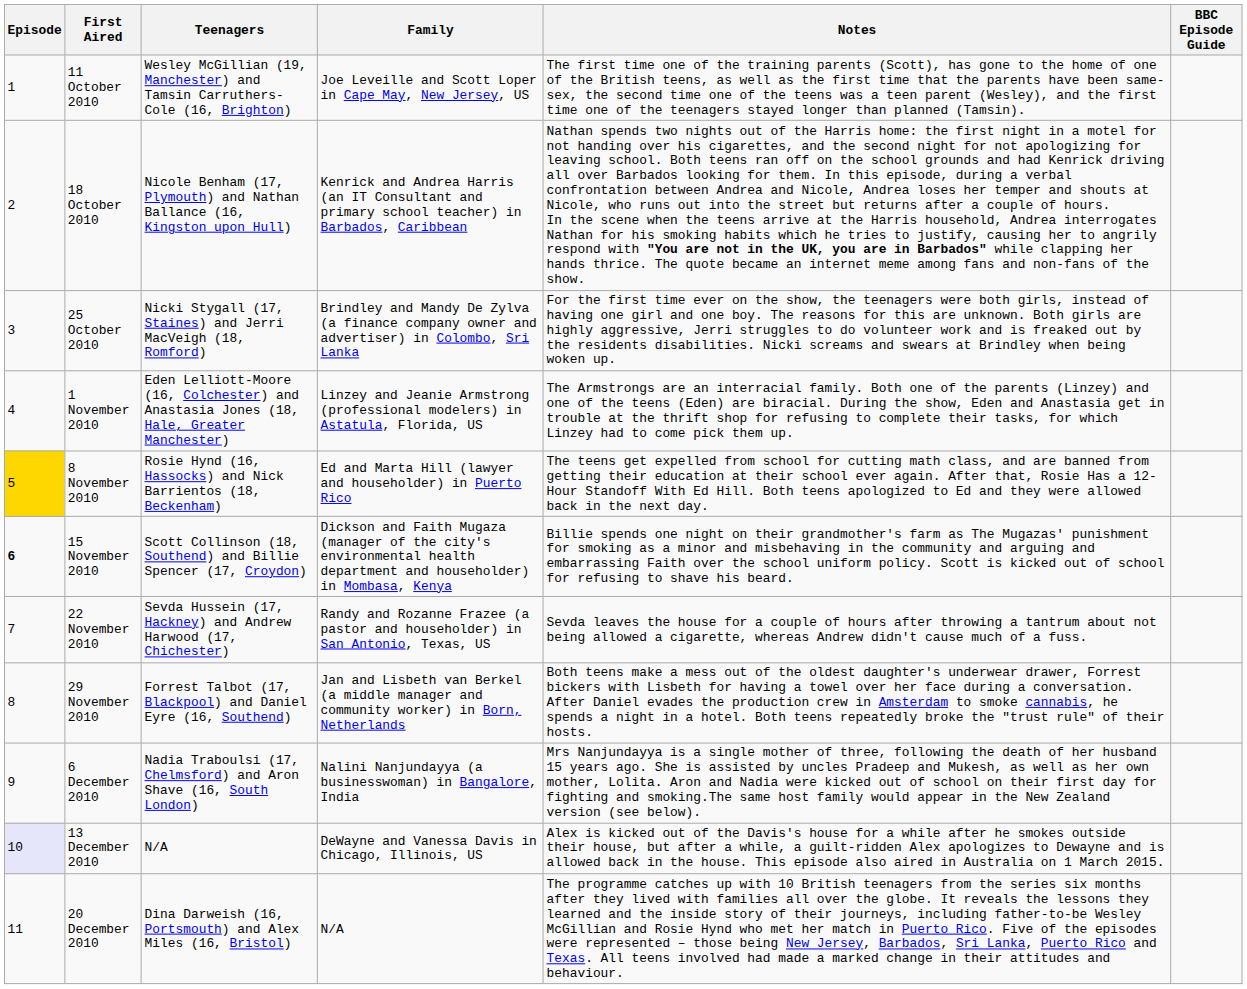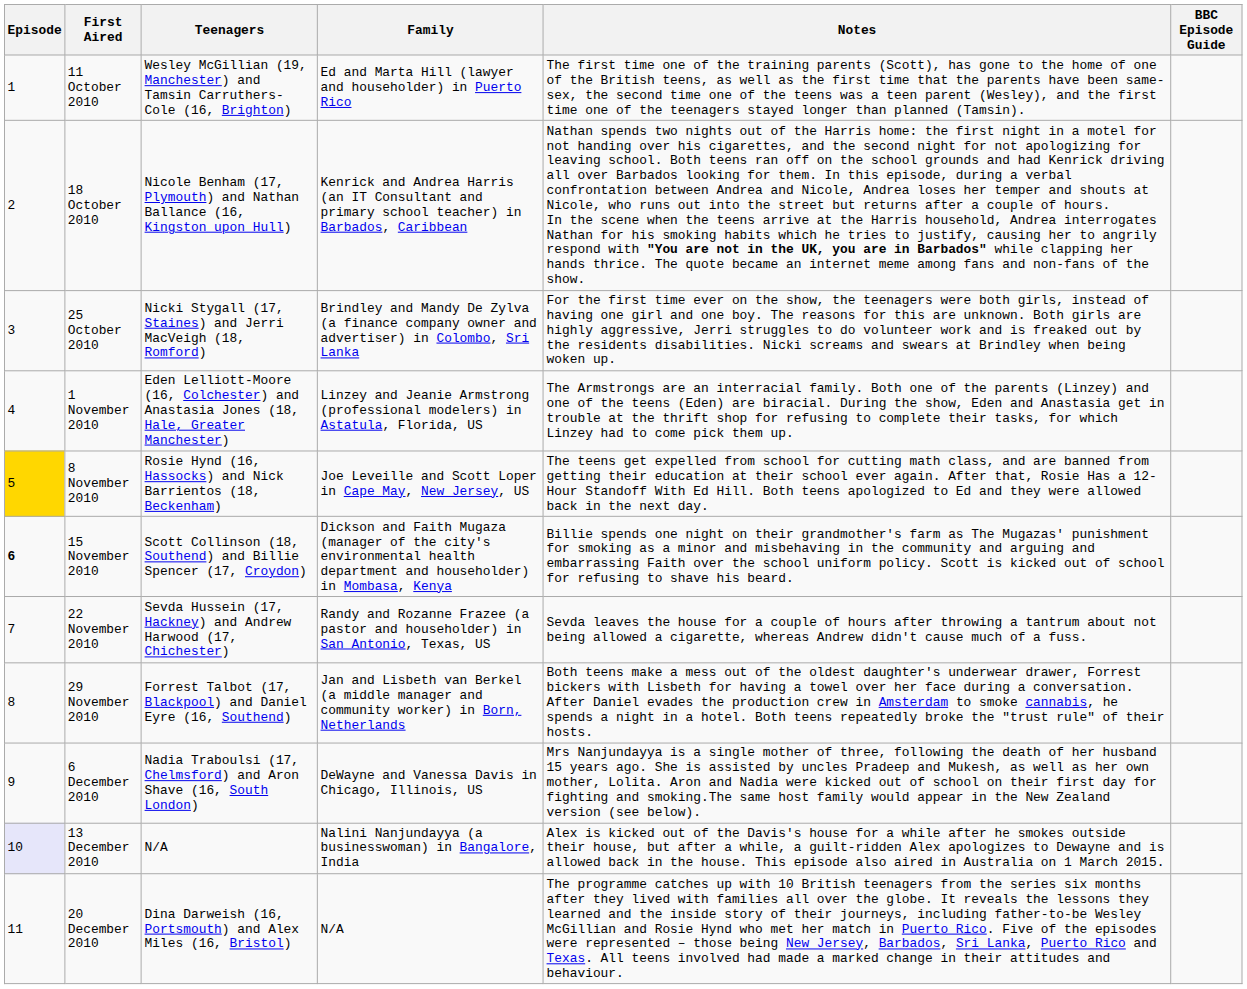(429, 88) Joe Leveille and Scott Loper in Cape May, New Jersey, US -> (421, 88) Ed and Marta Hill (lawyer and householder) in Puerto Rico
(421, 484) Ed and Marta Hill (lawyer and householder) in Puerto Rico -> (429, 484) Joe Leveille and Scott Loper in Cape May, New Jersey, US
(429, 783) Nalini Nanjundayya (a businesswoman) in Bangalore, India -> (429, 783) DeWayne and Vanessa Davis in Chicago, Illinois, US
(429, 848) DeWayne and Vanessa Davis in Chicago, Illinois, US -> (429, 848) Nalini Nanjundayya (a businesswoman) in Bangalore, India
